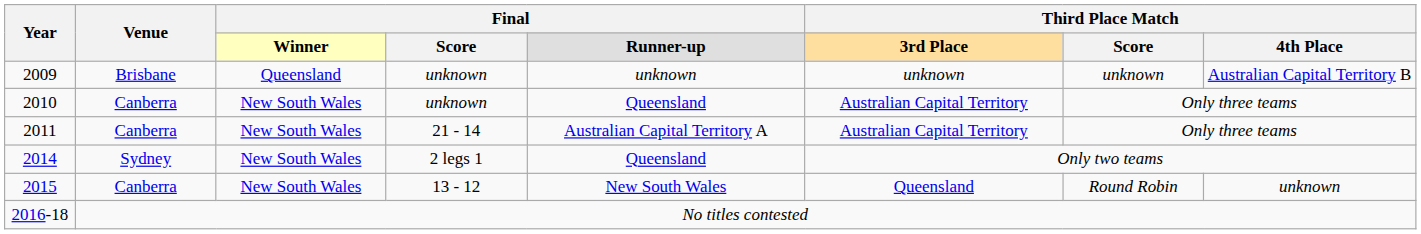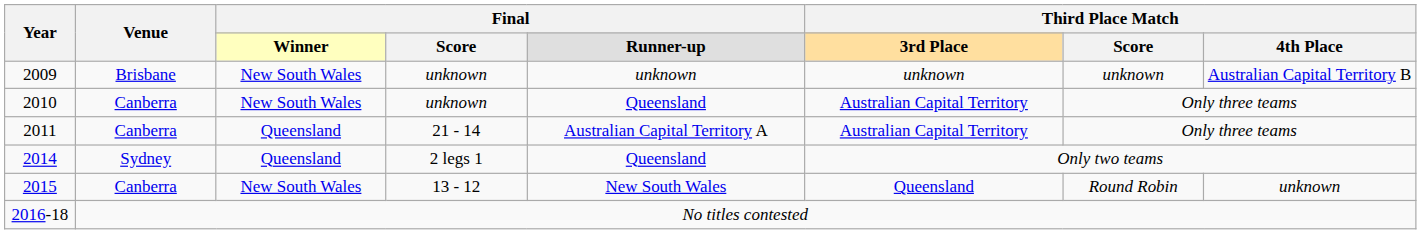(301, 74) Queensland -> (301, 74) New South Wales
(301, 131) New South Wales -> (301, 131) Queensland
(301, 159) New South Wales -> (301, 159) Queensland
